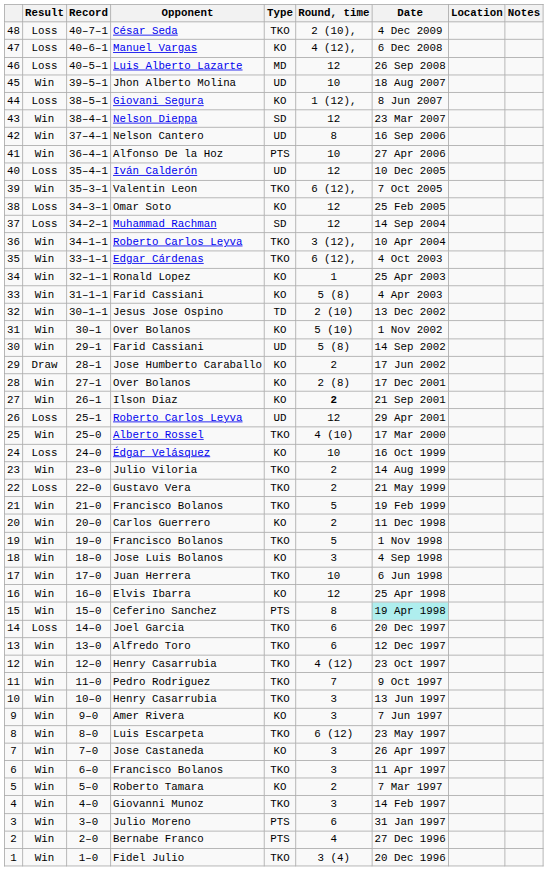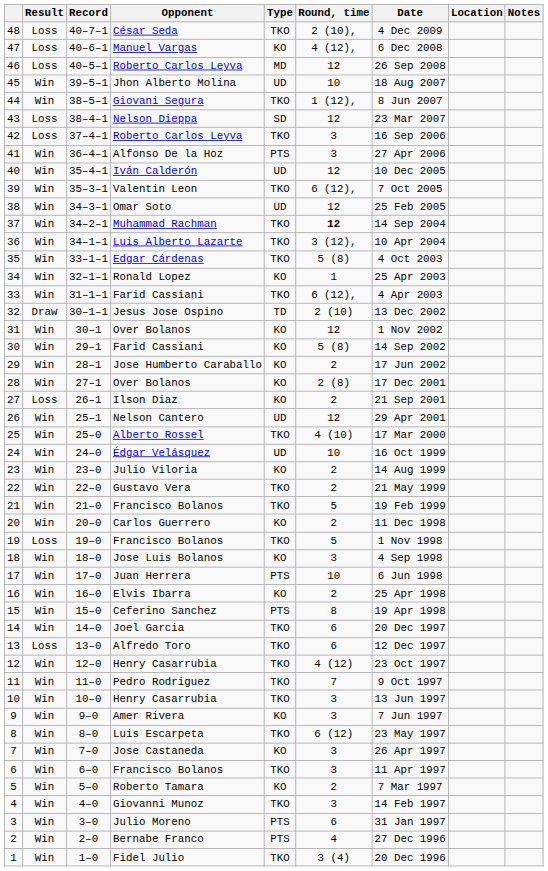(178, 66) Luis Alberto Lazarte -> (178, 66) Roberto Carlos Leyva
(45, 101) Loss -> (45, 101) Win
(280, 101) KO -> (280, 101) TKO
(45, 119) Win -> (45, 119) Loss
(45, 136) Win -> (45, 136) Loss
(158, 136) Nelson Cantero -> (178, 136) Roberto Carlos Leyva
(280, 136) UD -> (280, 136) TKO
(334, 136) 8 -> (334, 136) 3
(334, 154) 10 -> (334, 154) 3
(45, 171) Loss -> (45, 171) Win
(45, 207) Loss -> (45, 207) Win
(280, 207) KO -> (280, 207) UD
(45, 224) Loss -> (45, 224) Win
(280, 224) SD -> (280, 224) TKO
(334, 224) normal -> (334, 224) bold
(178, 242) Roberto Carlos Leyva -> (178, 242) Luis Alberto Lazarte
(334, 259) 6 (12), -> (334, 259) 5 (8)
(280, 295) KO -> (280, 295) TKO
(334, 295) 5 (8) -> (334, 295) 6 (12),
(45, 312) Win -> (45, 312) Draw
(334, 330) 5 (10) -> (334, 330) 12
(280, 347) UD -> (280, 347) KO
(45, 365) Draw -> (45, 365) Win
(45, 400) Win -> (45, 400) Loss
(334, 400) bold -> (334, 400) normal
(45, 418) Loss -> (45, 418) Win
(178, 418) Roberto Carlos Leyva -> (158, 418) Nelson Cantero
(45, 453) Loss -> (45, 453) Win
(280, 453) KO -> (280, 453) UD
(280, 470) TKO -> (280, 470) KO
(45, 488) Loss -> (45, 488) Win
(45, 541) Win -> (45, 541) Loss
(280, 576) TKO -> (280, 576) PTS
(334, 594) 12 -> (334, 594) 2
(410, 611) paleturquoise background -> (410, 611) no background
(45, 629) Loss -> (45, 629) Win
(45, 646) Win -> (45, 646) Loss
